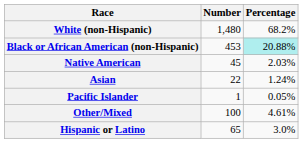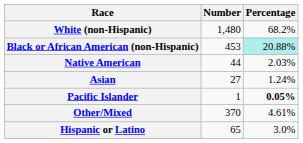(236, 63) 45 -> (236, 63) 44
(236, 79) 22 -> (236, 79) 27
(282, 96) normal -> (281, 96) bold
(233, 113) 100 -> (233, 113) 370
